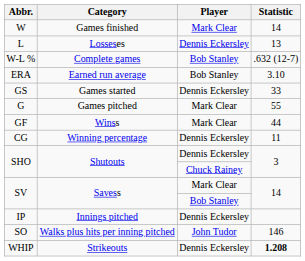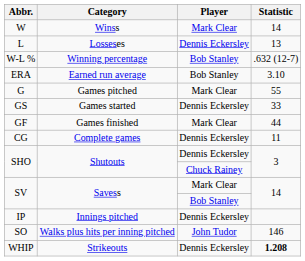(107, 28) Games finished -> (107, 28) Winss
(107, 59) Complete games -> (107, 59) Winning percentage
rows swapped: (21, 106) <-> (21, 91)
(107, 122) Winss -> (107, 122) Games finished
(107, 138) Winning percentage -> (107, 138) Complete games
